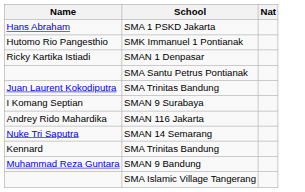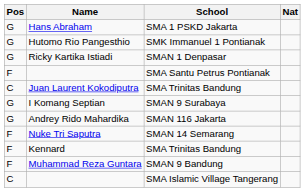+ column: (15, 12)
